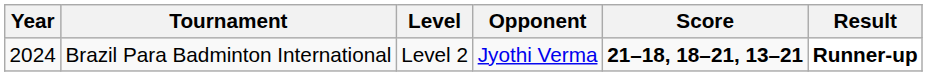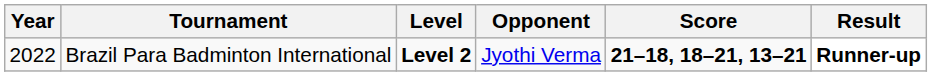(33, 54) 2024 -> (33, 54) 2022
(435, 54) normal -> (436, 54) bold
